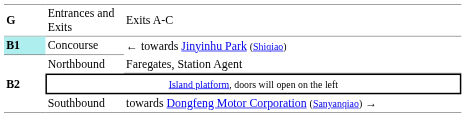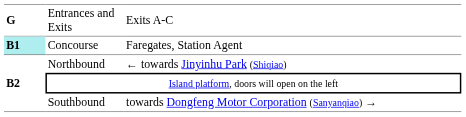(206, 45) ← towards Jinyinhu Park (Shiqiao) -> (184, 45) Faregates, Station Agent
(184, 64) Faregates, Station Agent -> (206, 64) ← towards Jinyinhu Park (Shiqiao)
